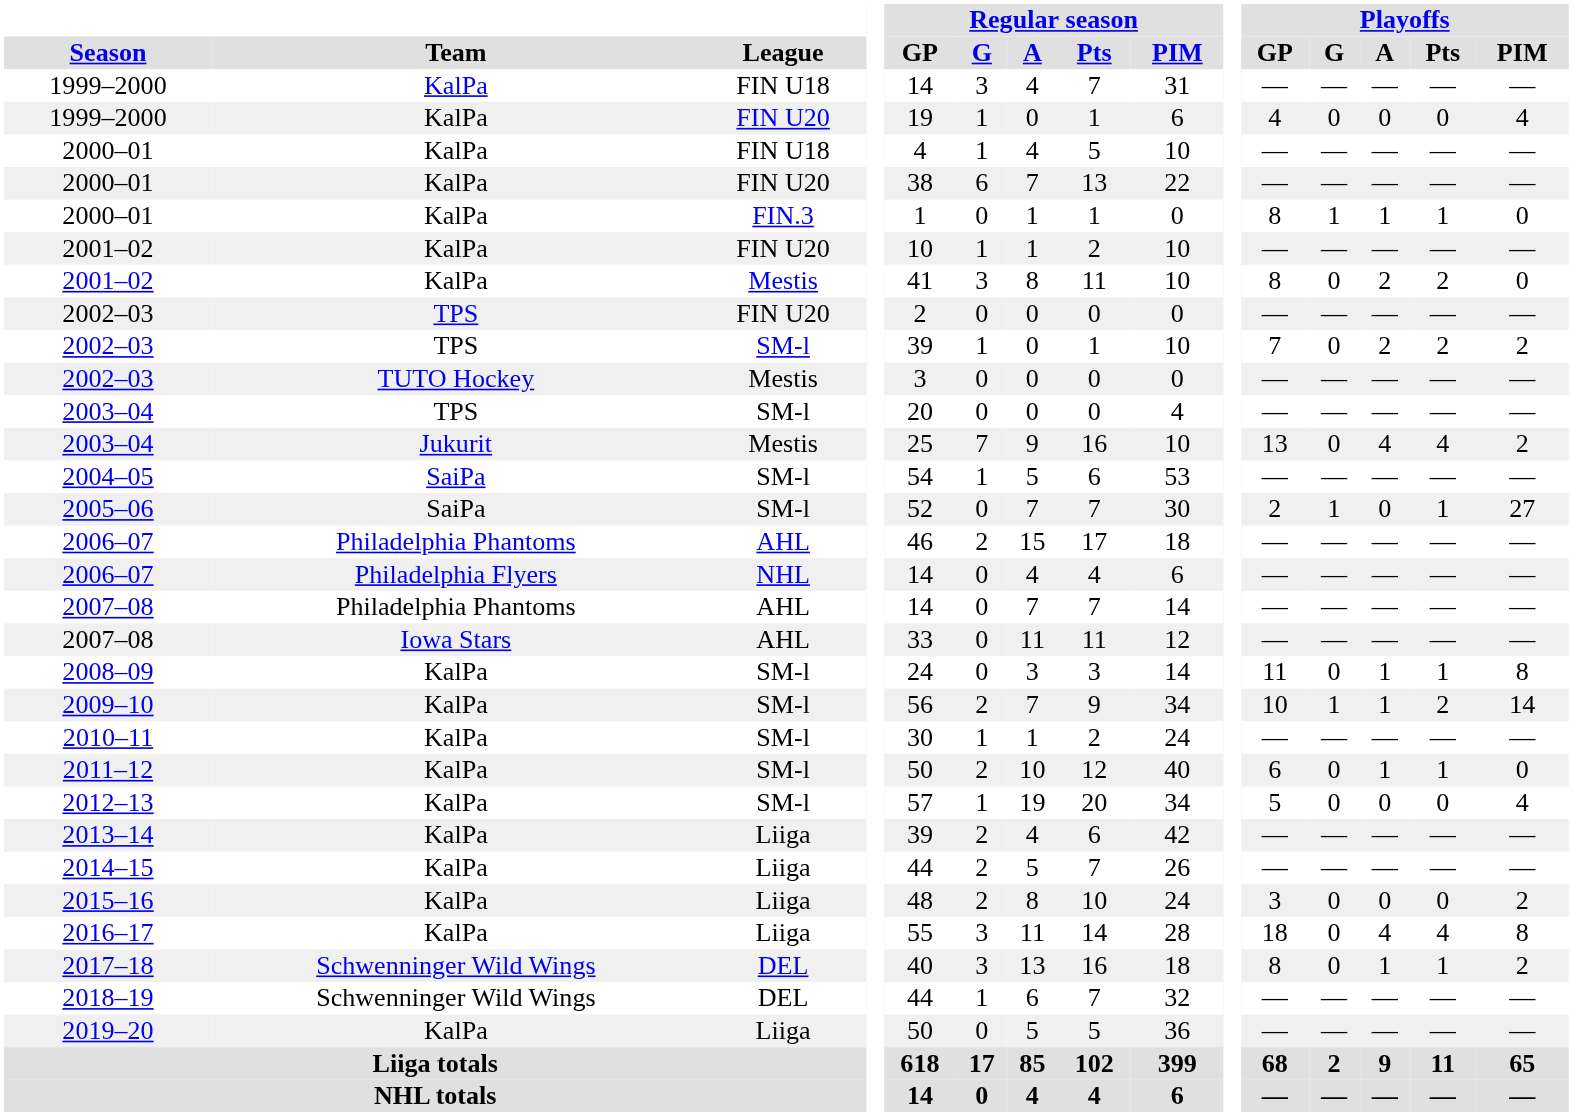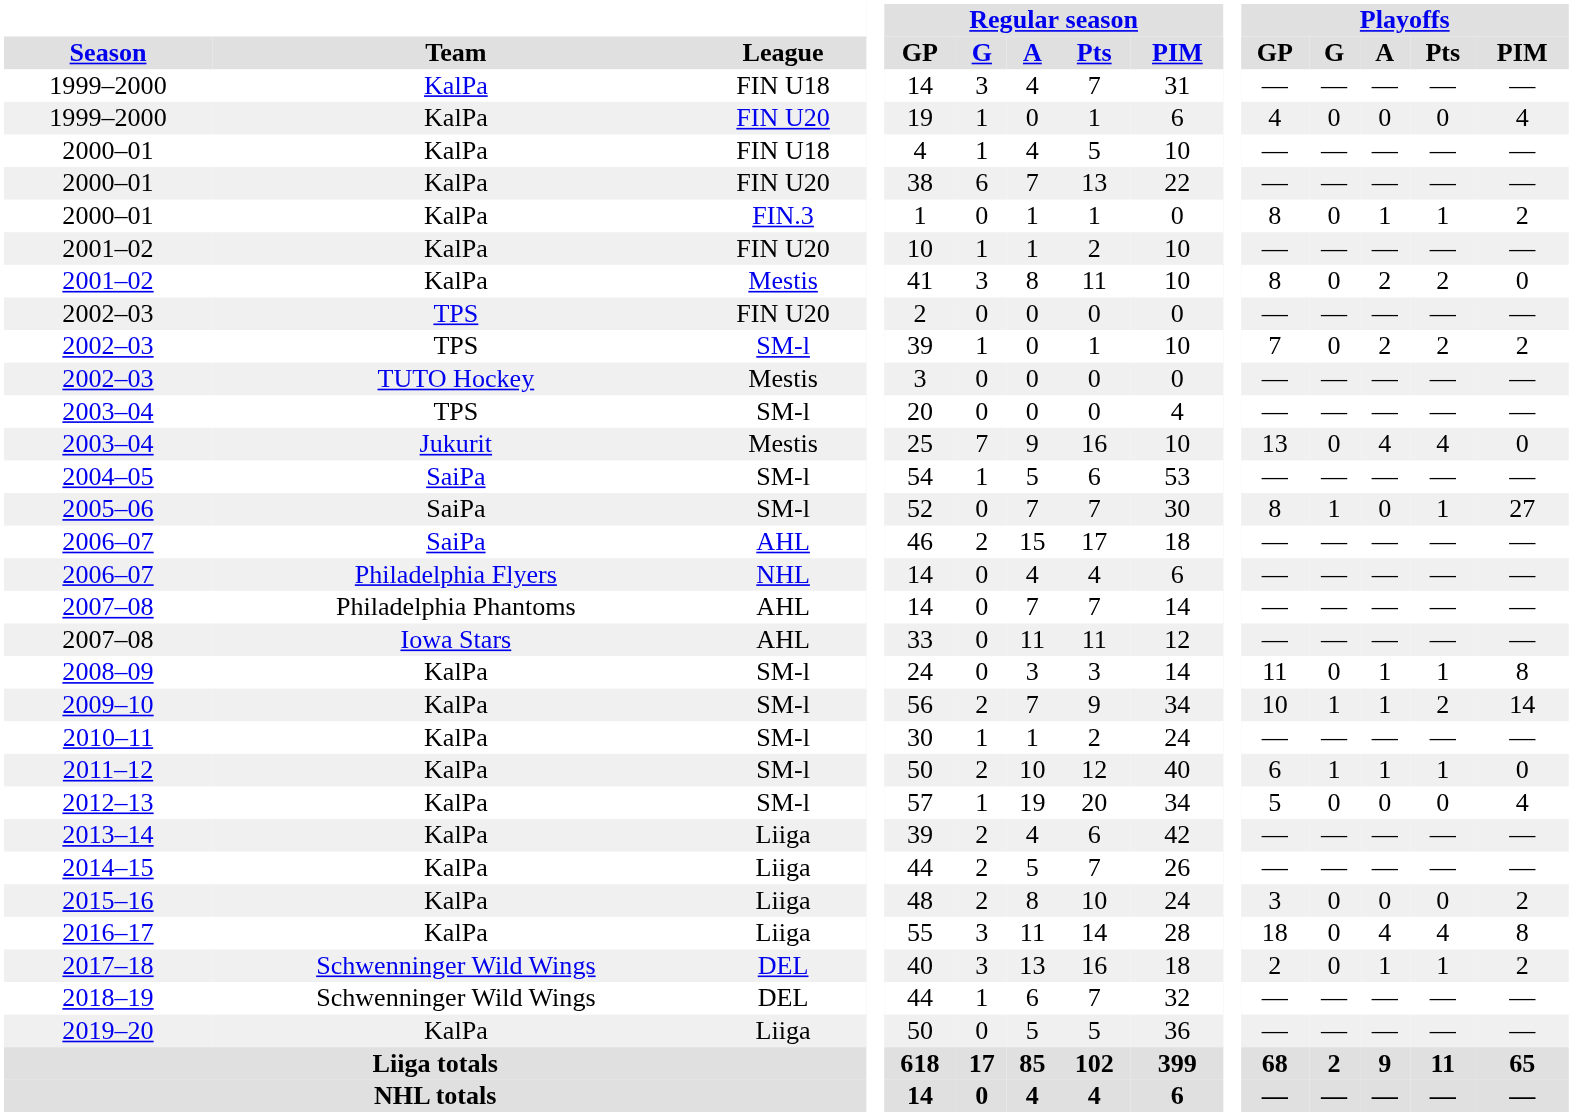(1334, 215) 1 -> (1334, 215) 0
(1522, 215) 0 -> (1522, 215) 2
(1522, 443) 2 -> (1522, 443) 0
(1275, 508) 2 -> (1275, 508) 8
(456, 541) Philadelphia Phantoms -> (456, 541) SaiPa
(1334, 769) 0 -> (1334, 769) 1
(1275, 965) 8 -> (1275, 965) 2
